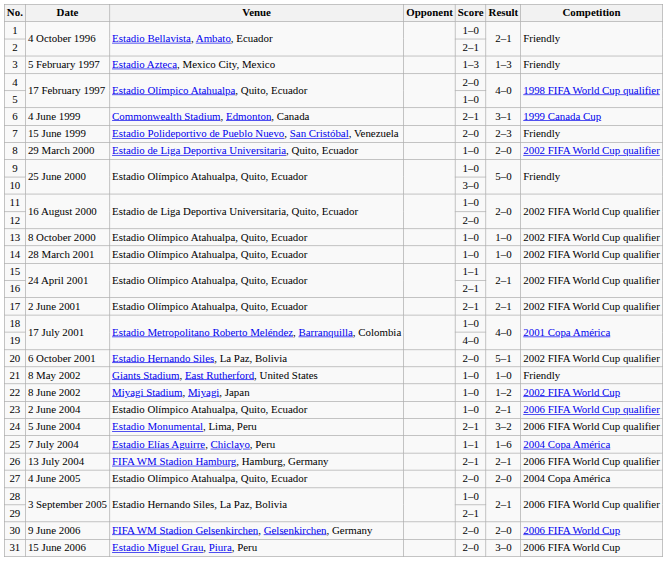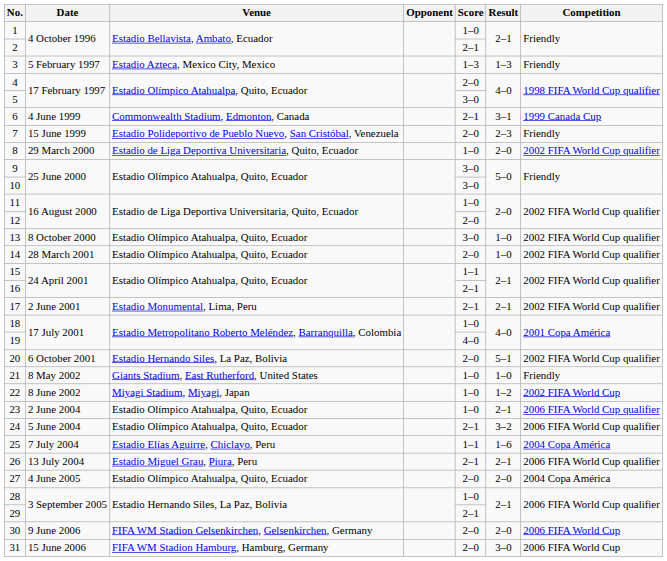(471, 99) 1–0 -> (471, 99) 3–0
(471, 168) 1–0 -> (471, 168) 3–0
(471, 237) 1–0 -> (471, 237) 3–0
(471, 254) 1–0 -> (471, 254) 2–0
(210, 306) Estadio Olímpico Atahualpa, Quito, Ecuador -> (184, 306) Estadio Monumental, Lima, Peru
(184, 427) Estadio Monumental, Lima, Peru -> (210, 427) Estadio Olímpico Atahualpa, Quito, Ecuador
(220, 461) FIFA WM Stadion Hamburg, Hamburg, Germany -> (185, 461) Estadio Miguel Grau, Piura, Peru
(185, 548) Estadio Miguel Grau, Piura, Peru -> (220, 548) FIFA WM Stadion Hamburg, Hamburg, Germany
